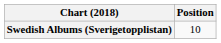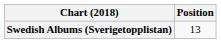(195, 30) 10 -> (195, 30) 13
